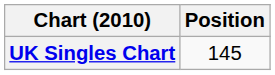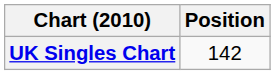(225, 52) 145 -> (225, 52) 142
